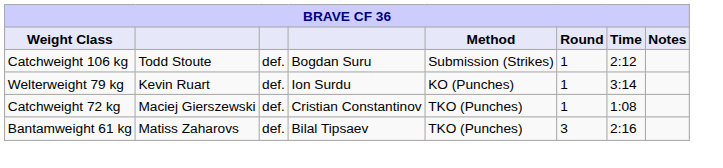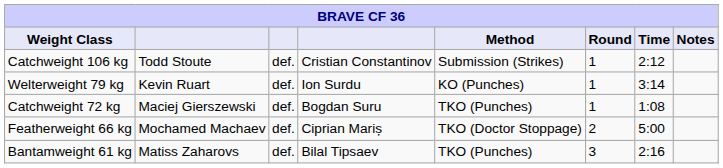(331, 61) Bogdan Suru -> (366, 61) Cristian Constantinov
(357, 106) Cristian Constantinov -> (341, 106) Bogdan Suru
+ row: (70, 128)
